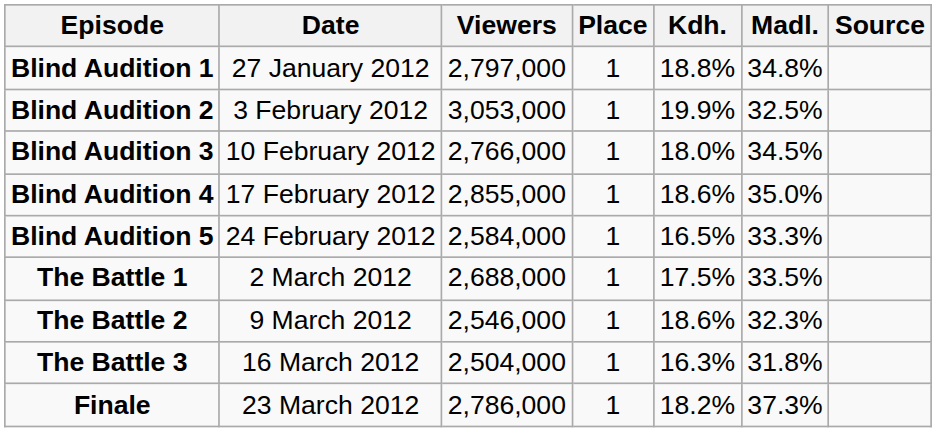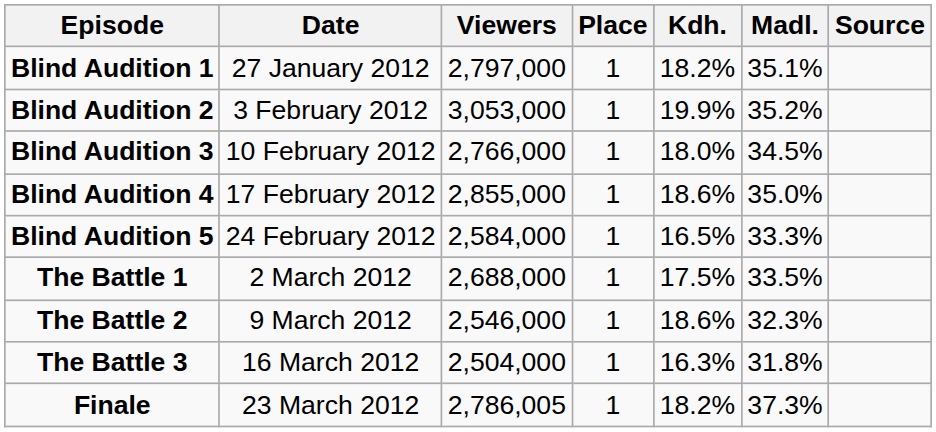(697, 67) 18.8% -> (697, 67) 18.2%
(785, 67) 34.8% -> (785, 67) 35.1%
(785, 109) 32.5% -> (785, 109) 35.2%
(507, 404) 2,786,000 -> (507, 404) 2,786,005
